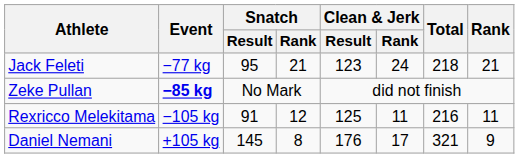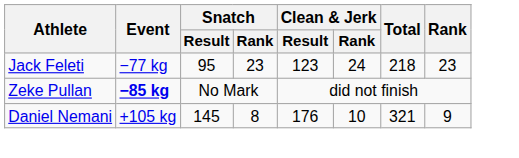(298, 66) 21 -> (255, 66) 23
(490, 66) 21 -> (447, 66) 23
- row: (82, 116)
(400, 141) 17 -> (357, 116) 10
